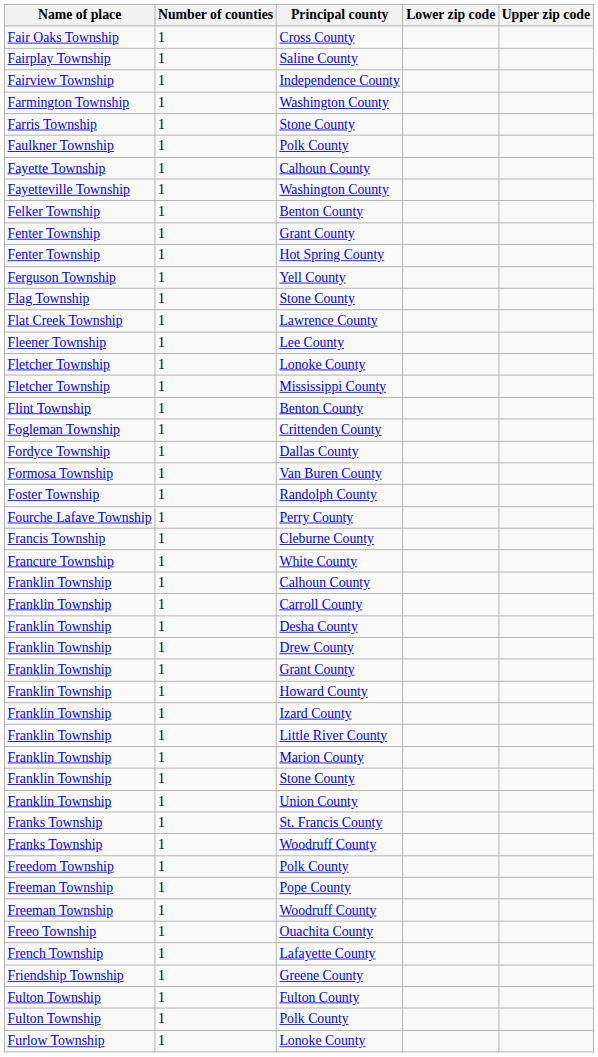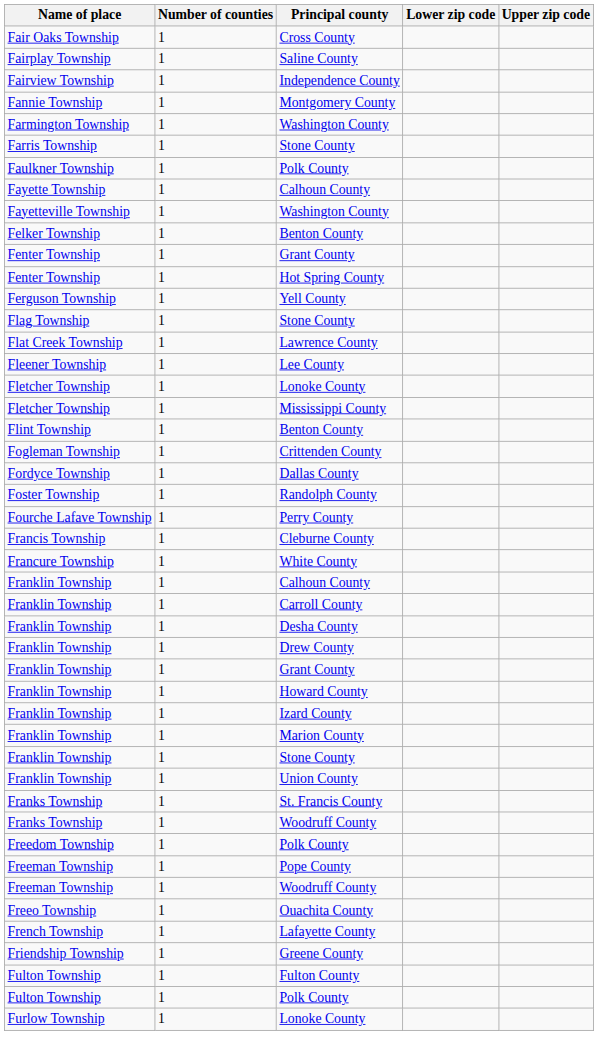+ row: (55, 102)
- row: (60, 473)
- row: (60, 735)
